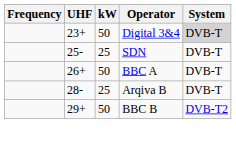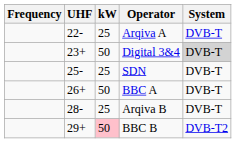+ row: (144, 33)
(104, 109) no background -> (104, 128) pink background
